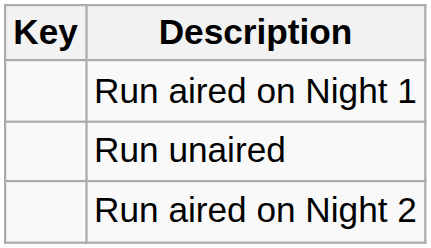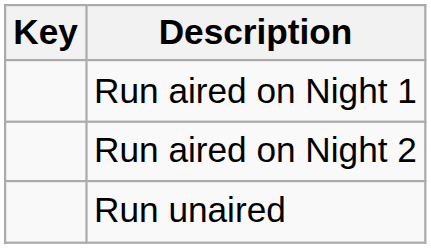rows swapped: (255, 210) <-> (190, 150)
